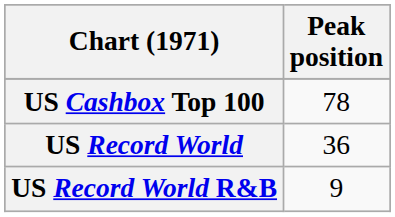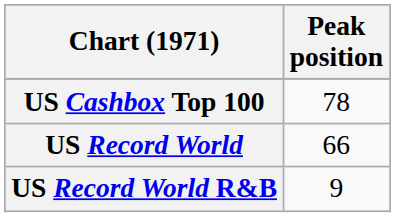(336, 144) 36 -> (336, 144) 66
